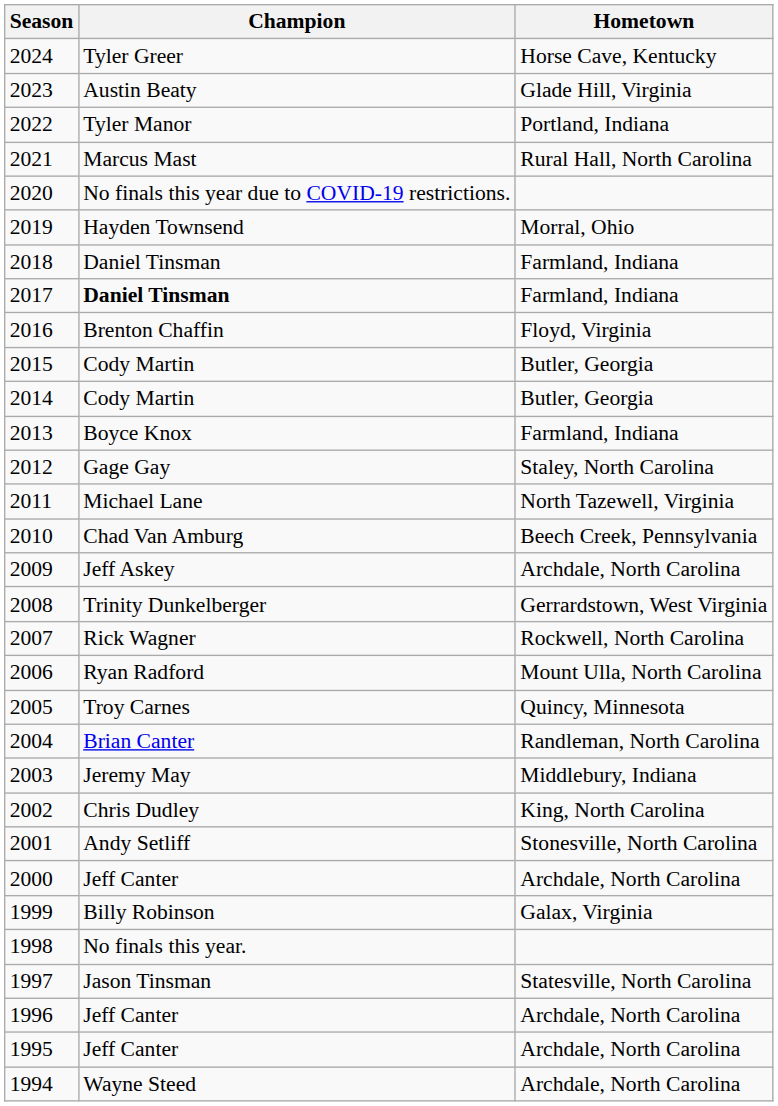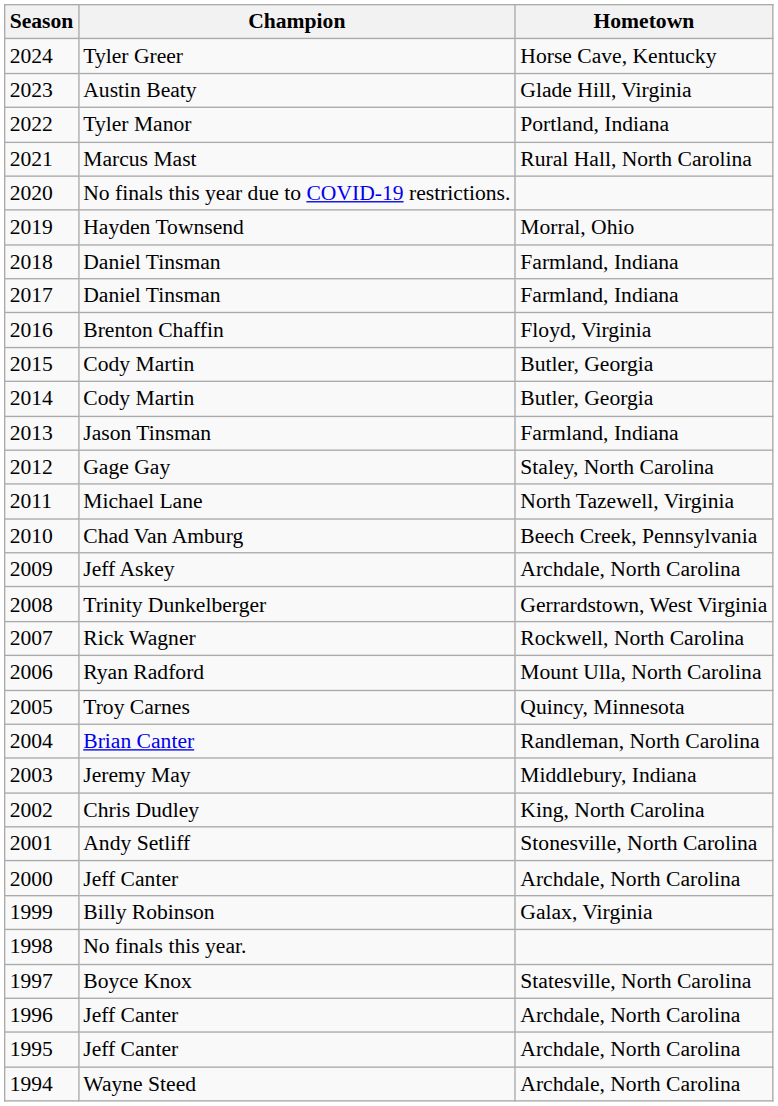(156, 295) bold -> (152, 295) normal
(138, 432) Boyce Knox -> (147, 432) Jason Tinsman
(147, 980) Jason Tinsman -> (138, 980) Boyce Knox
